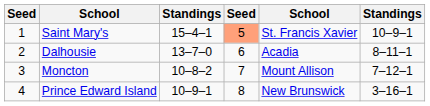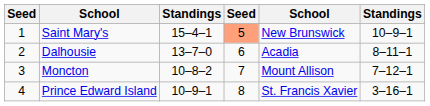(309, 33) St. Francis Xavier -> (303, 33) New Brunswick
(303, 91) New Brunswick -> (309, 91) St. Francis Xavier
